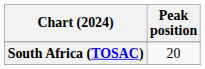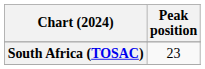(174, 53) 20 -> (174, 53) 23
